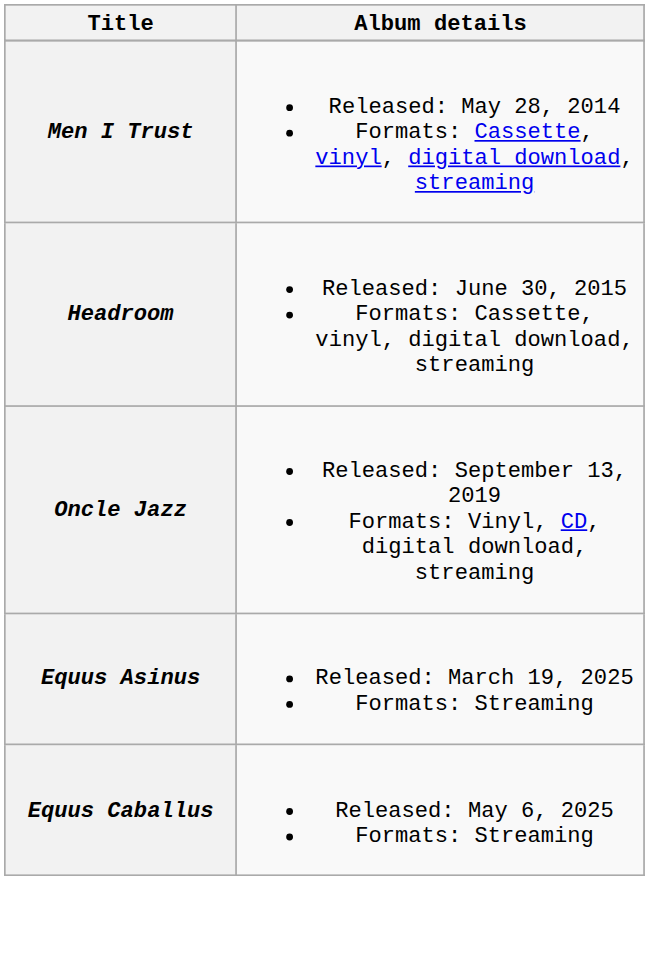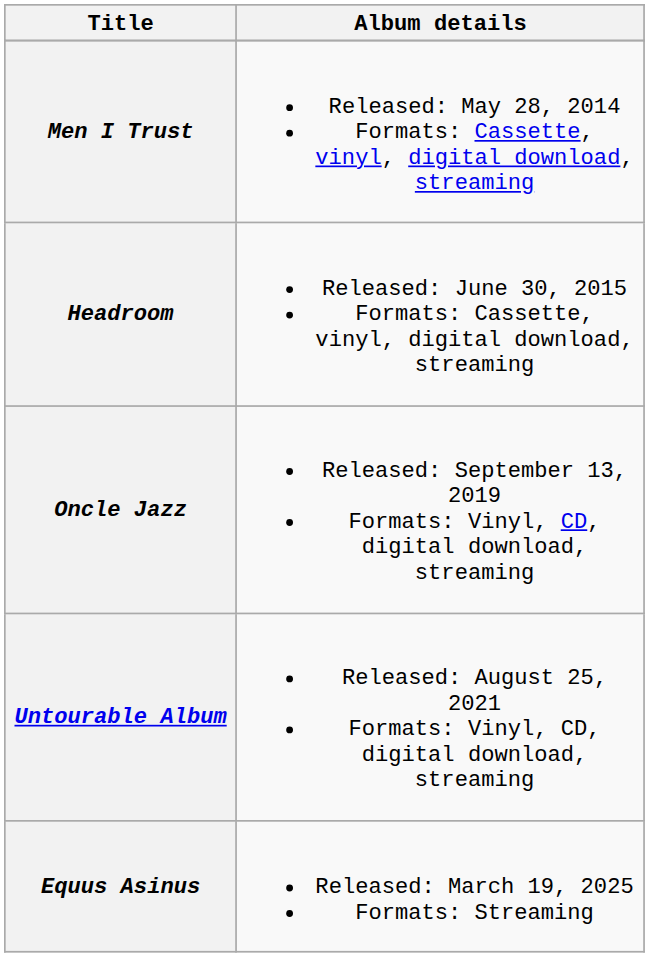+ row: (121, 717)
- row: (121, 810)
